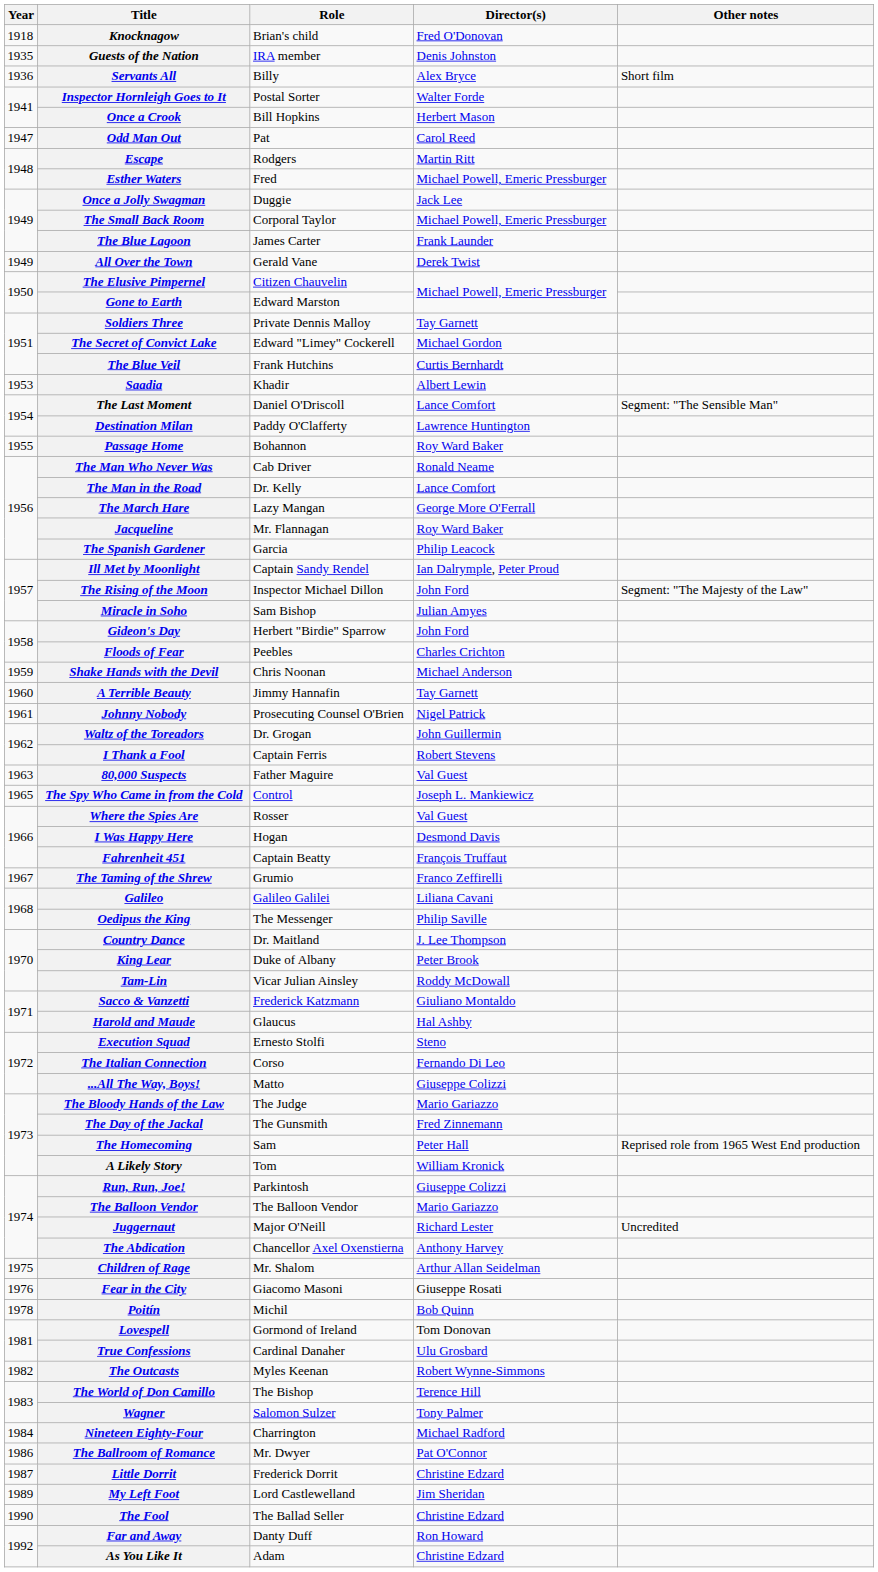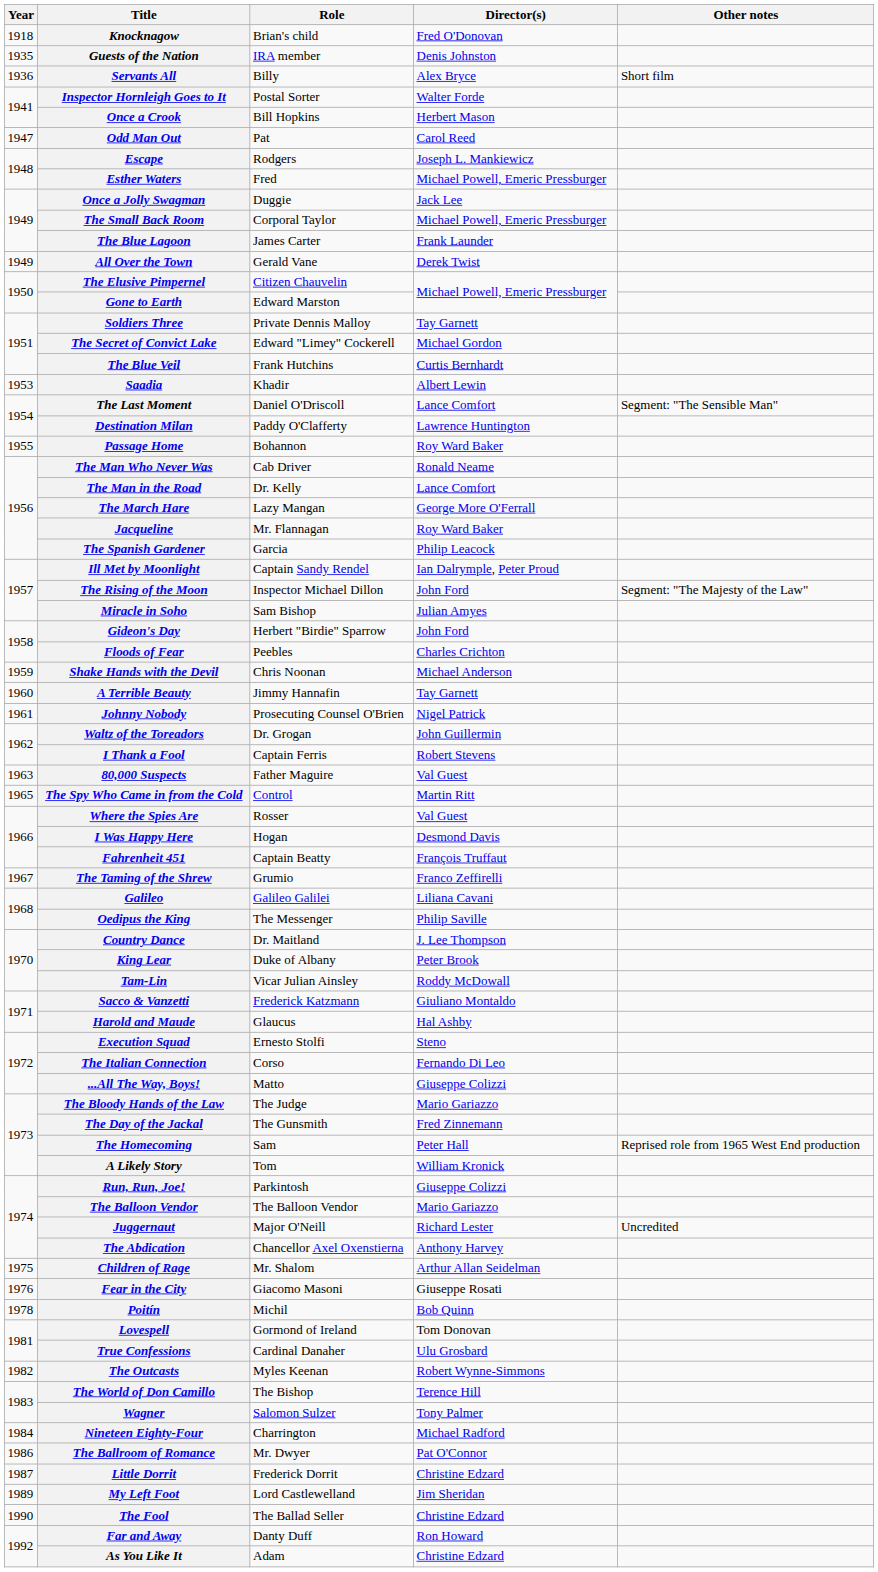(446, 158) Martin Ritt -> (475, 158) Joseph L. Mankiewicz
(475, 795) Joseph L. Mankiewicz -> (446, 795) Martin Ritt
